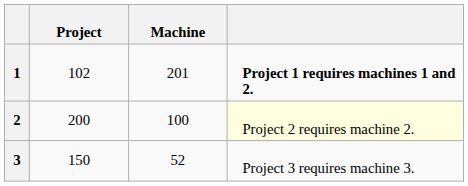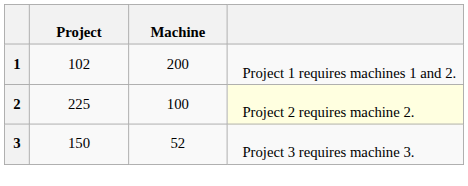(178, 72) 201 -> (178, 64) 200
(349, 80) bold -> (349, 72) normal
(79, 120) 200 -> (79, 104) 225
